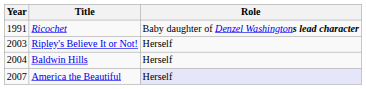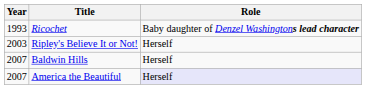(17, 28) 1991 -> (17, 28) 1993
(17, 60) 2004 -> (17, 60) 2007
